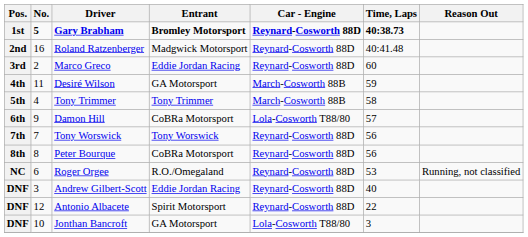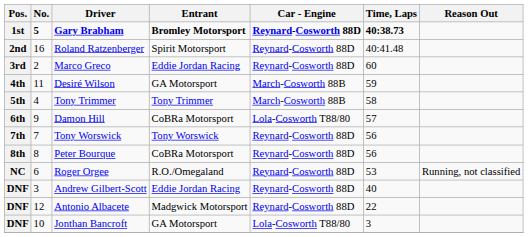(200, 48) Madgwick Motorsport -> (189, 48) Spirit Motorsport
(189, 206) Spirit Motorsport -> (200, 206) Madgwick Motorsport
